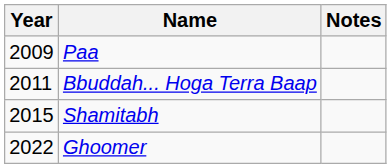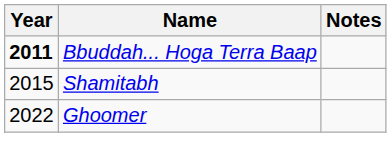- row: (81, 52)
(31, 83) normal -> (31, 52) bold
